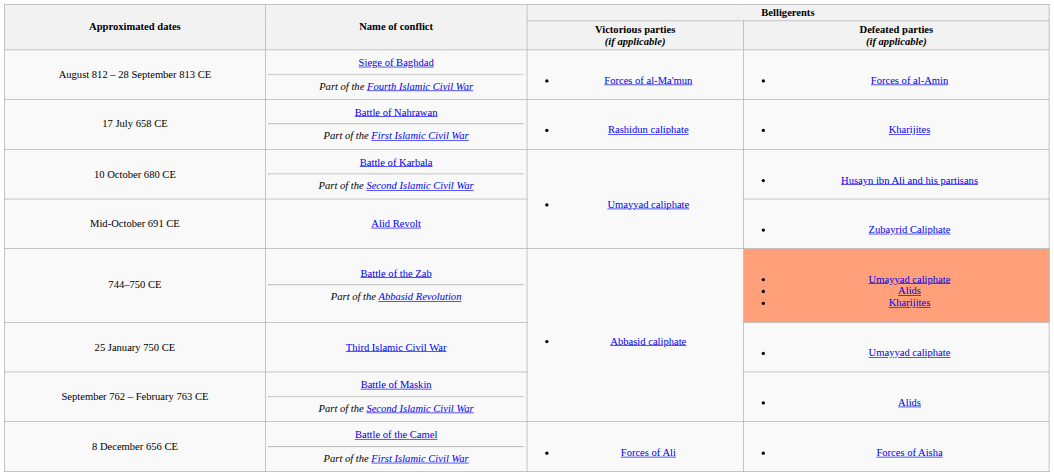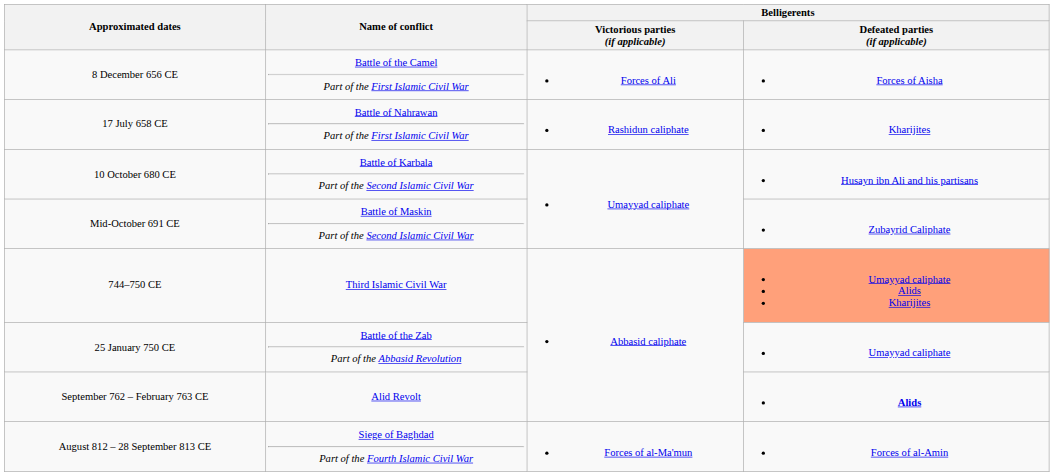rows swapped: (135, 446) <-> (135, 74)
(396, 223) Alid Revolt -> (396, 223) Battle of Maskin Part of the Second Islamic Civil War
(396, 285) Battle of the Zab Part of the Abbasid Revolution -> (396, 285) Third Islamic Civil War
(396, 347) Third Islamic Civil War -> (396, 347) Battle of the Zab Part of the Abbasid Revolution
(396, 396) Battle of Maskin Part of the Second Islamic Civil War -> (396, 396) Alid Revolt
(896, 403) normal -> (896, 403) bold
